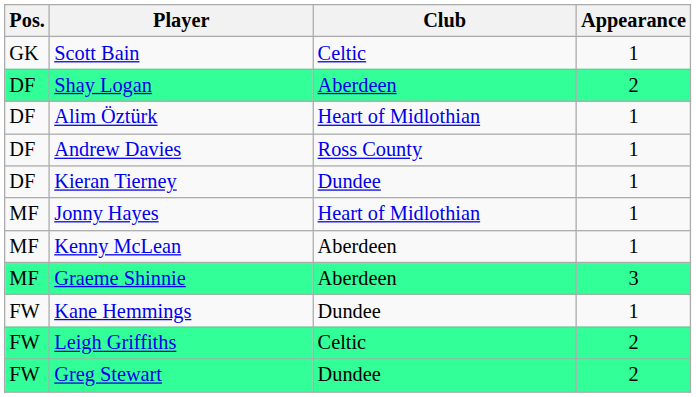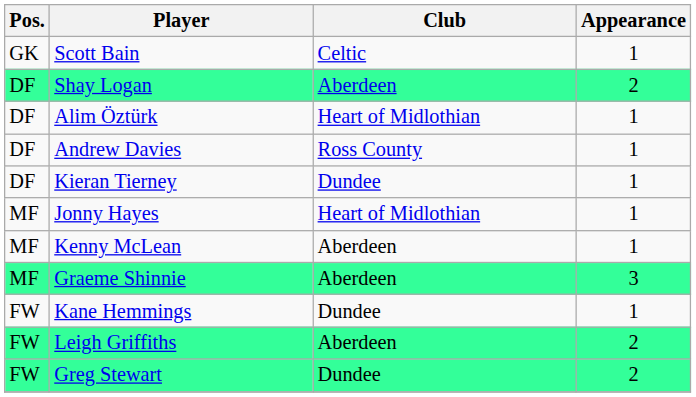(342, 342) Celtic -> (357, 342) Aberdeen
